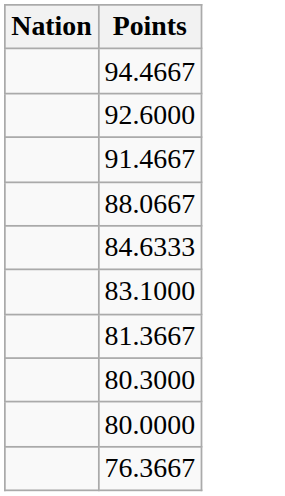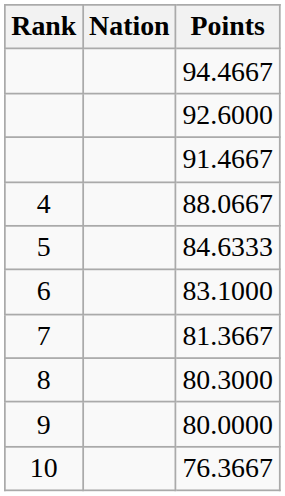+ column: (44, 26)
